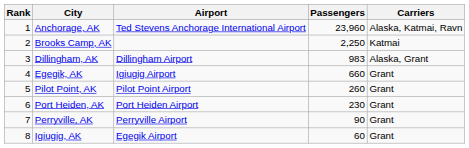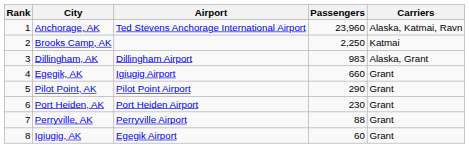(357, 89) 260 -> (357, 89) 290
(359, 120) 90 -> (359, 120) 88
